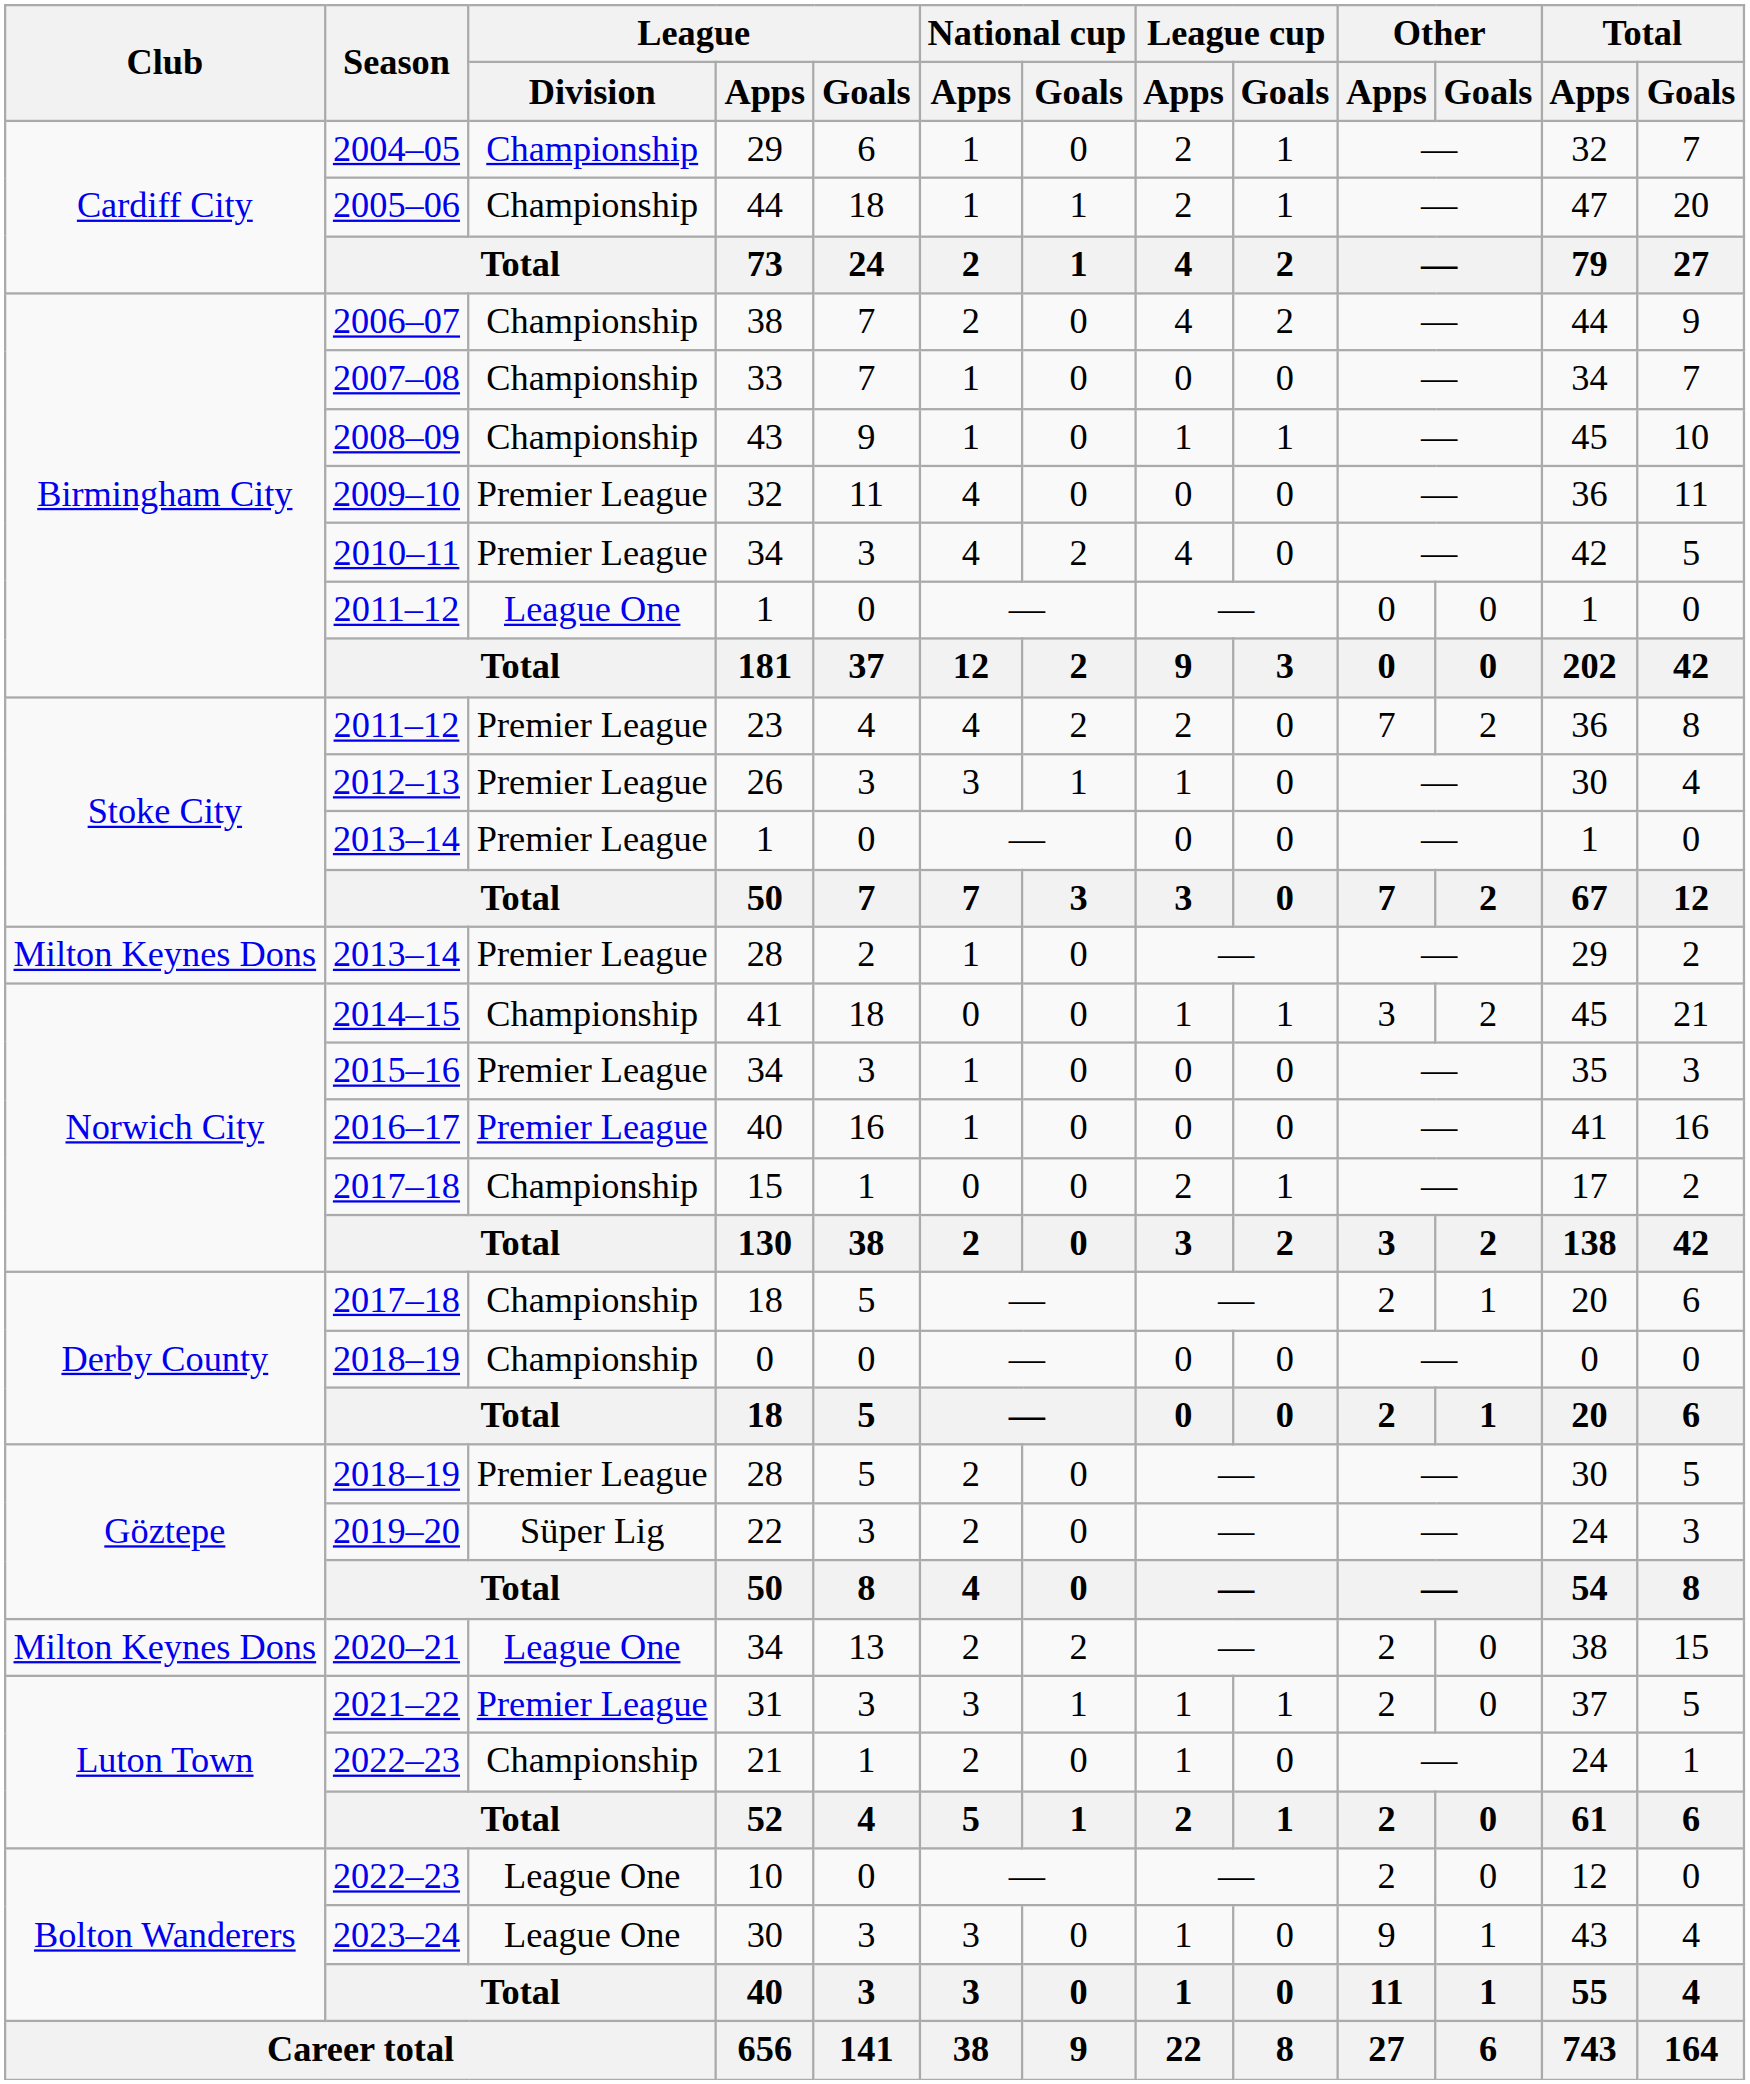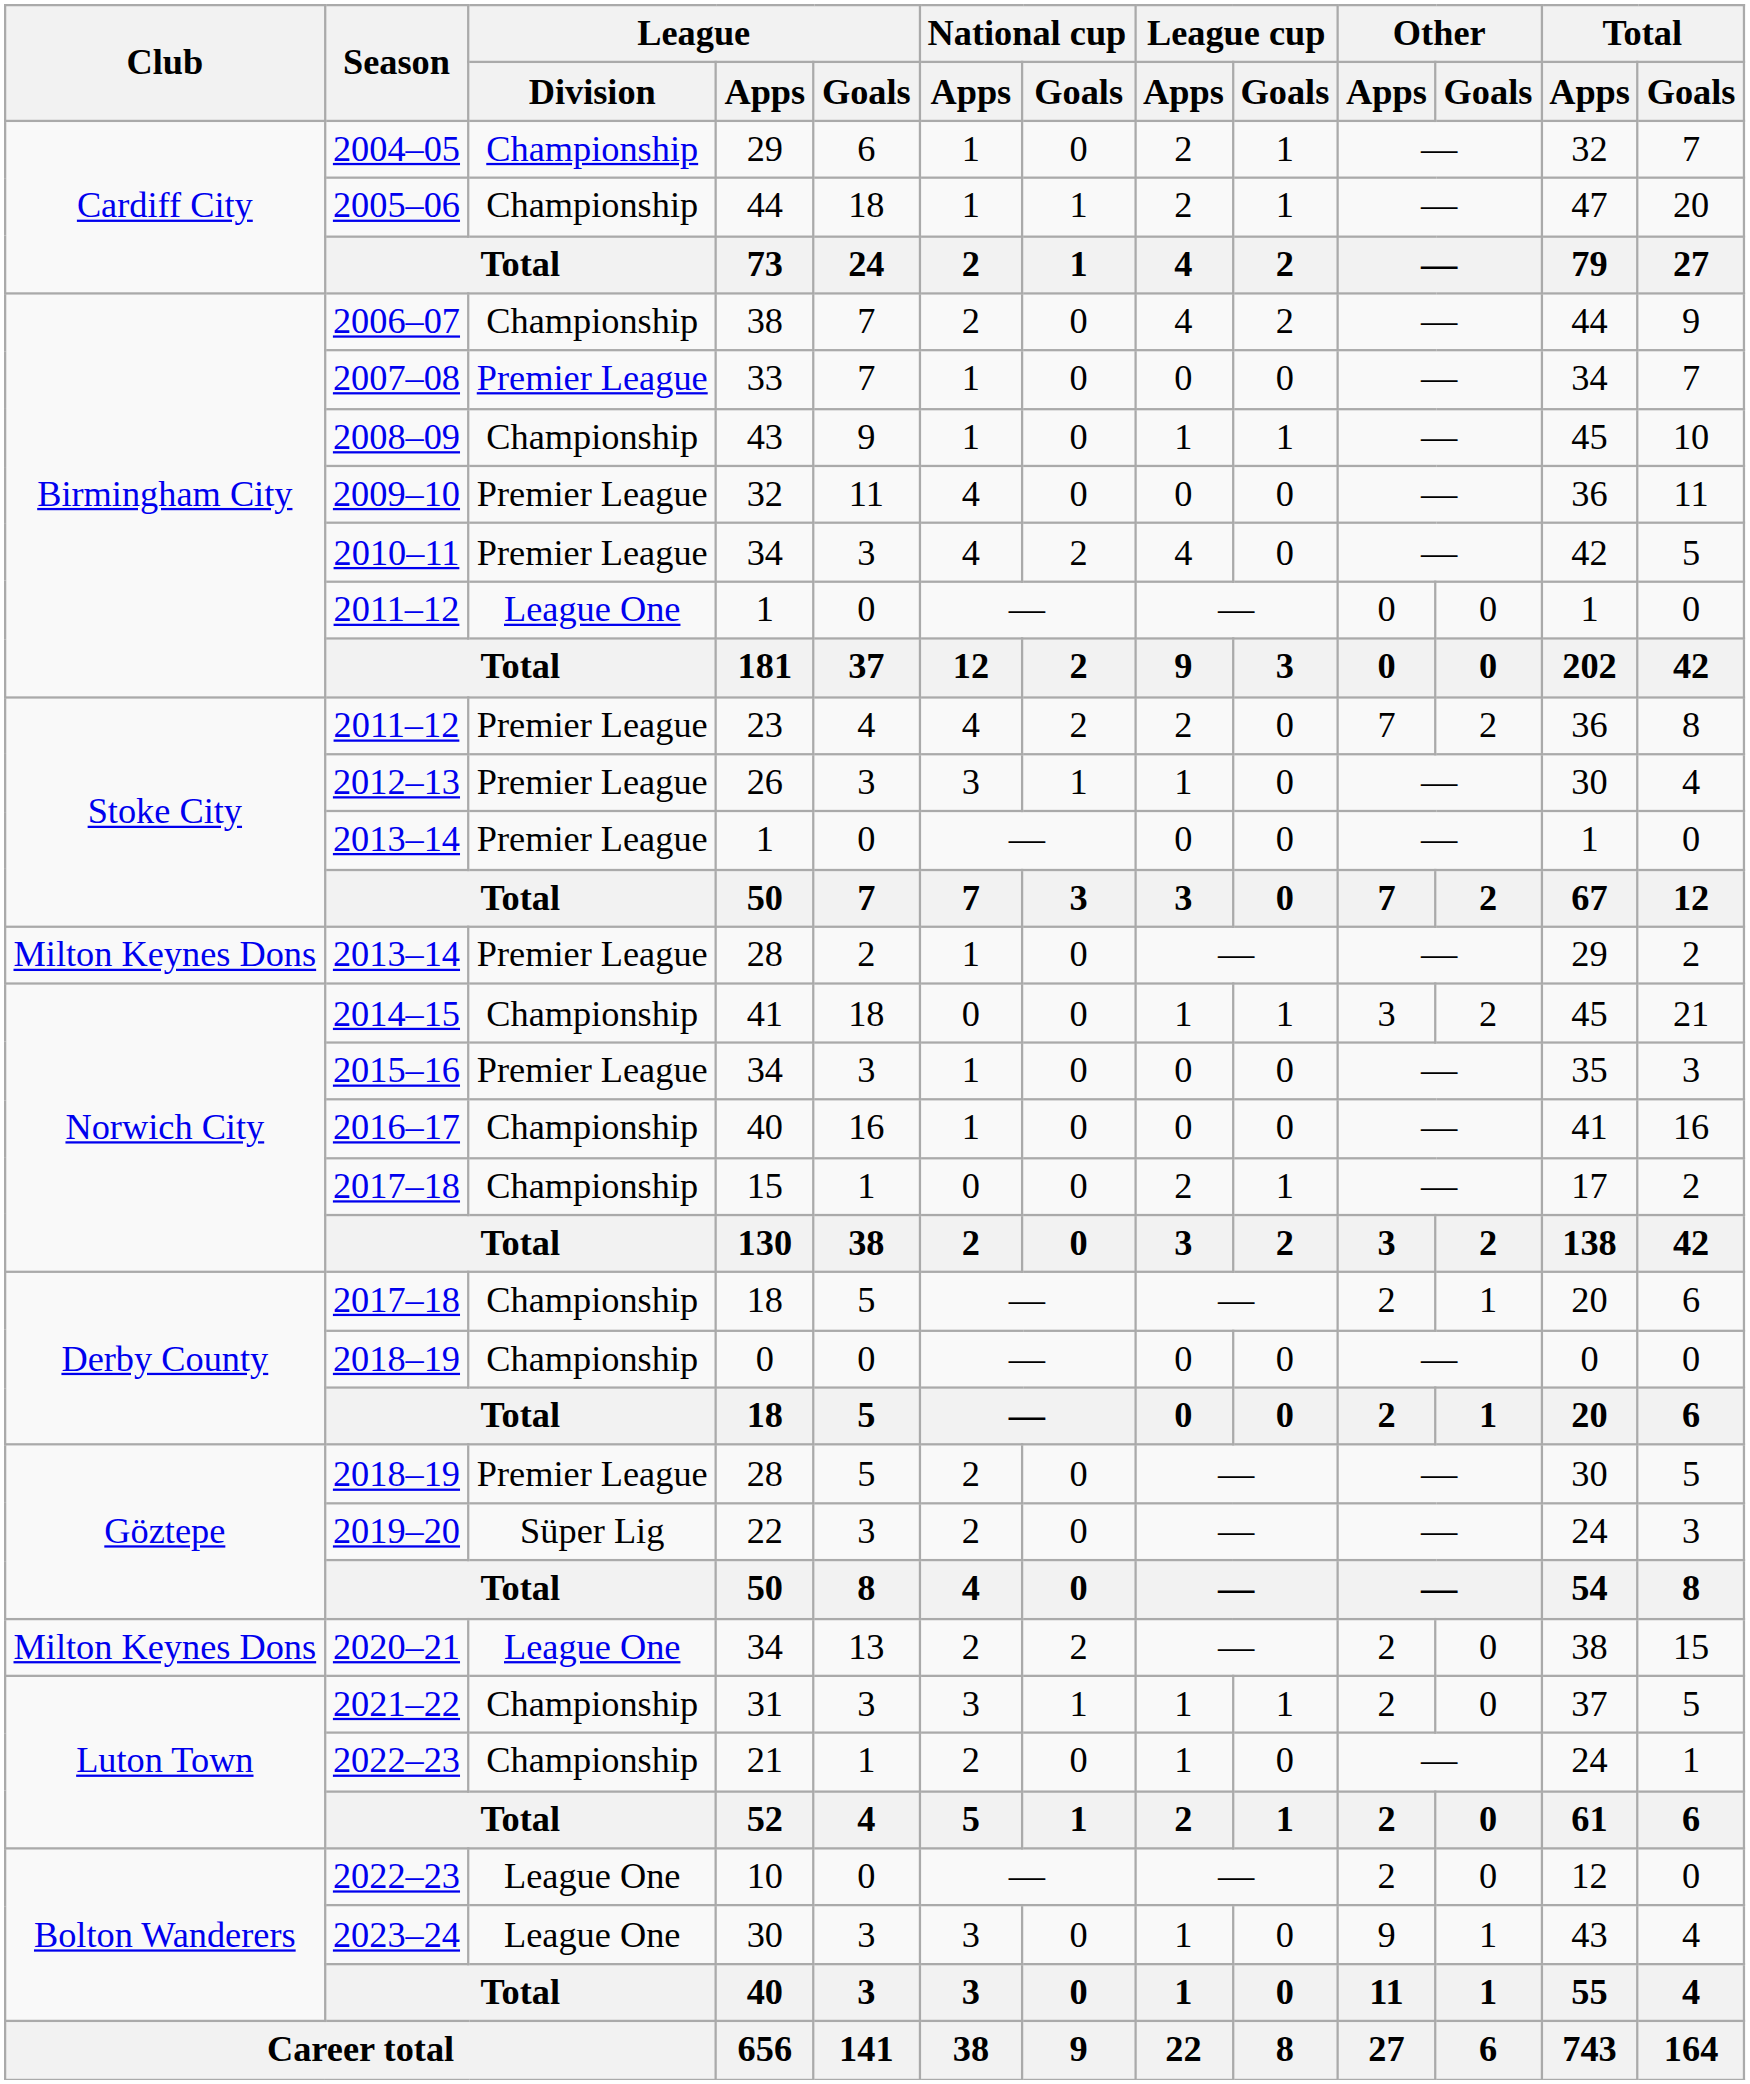(592, 378) Championship -> (592, 378) Premier League
(592, 1127) Premier League -> (592, 1127) Championship
(592, 1703) Premier League -> (592, 1703) Championship
